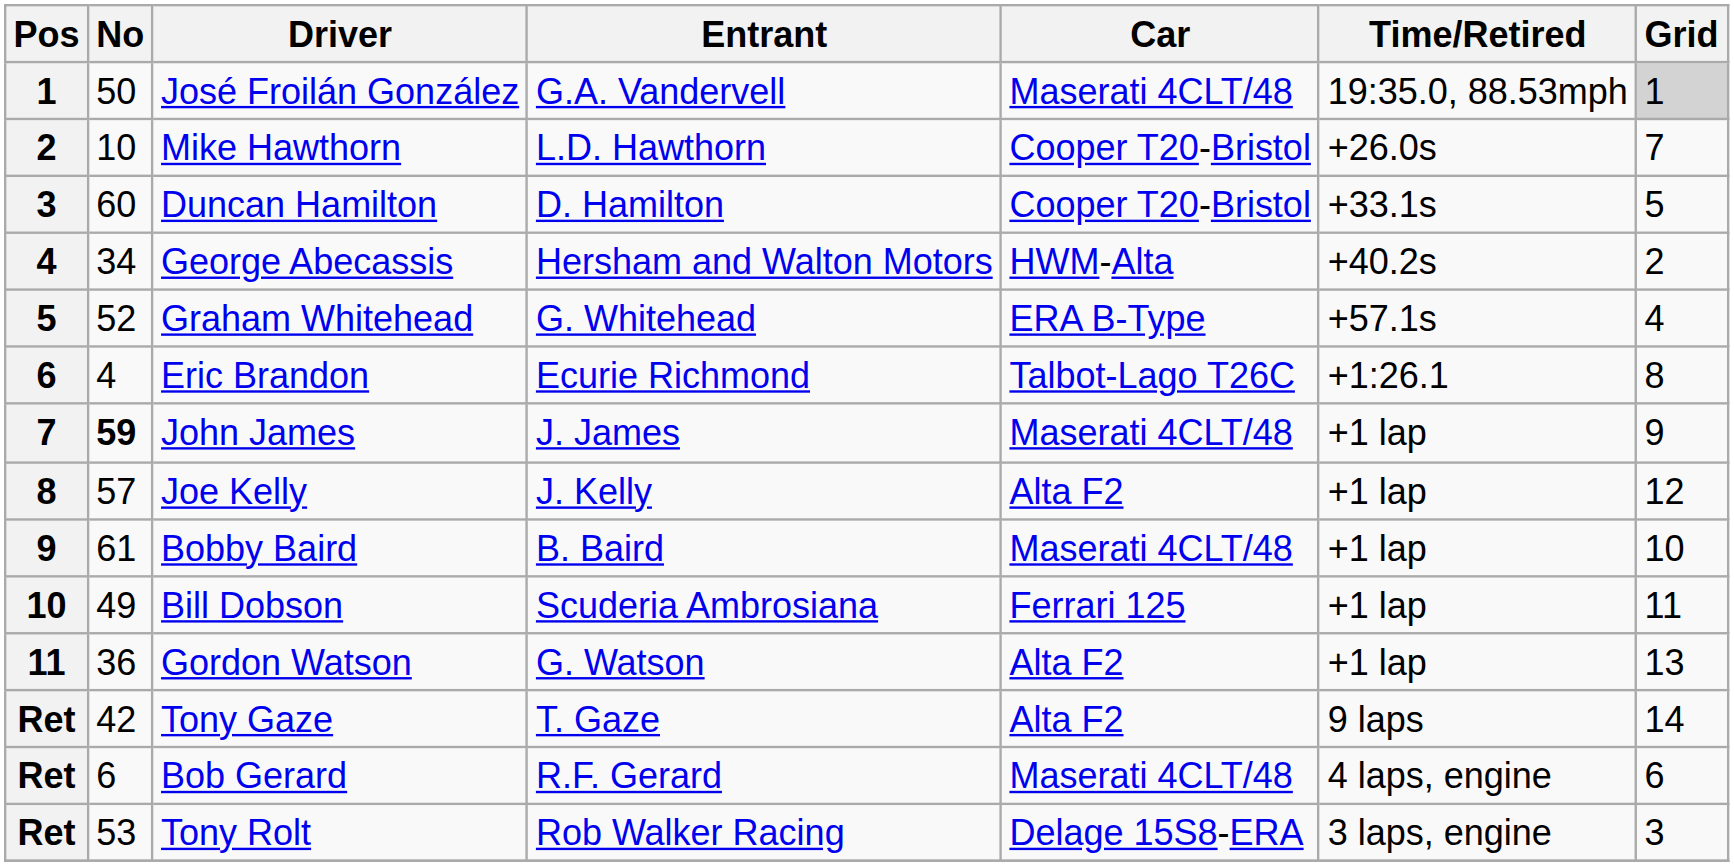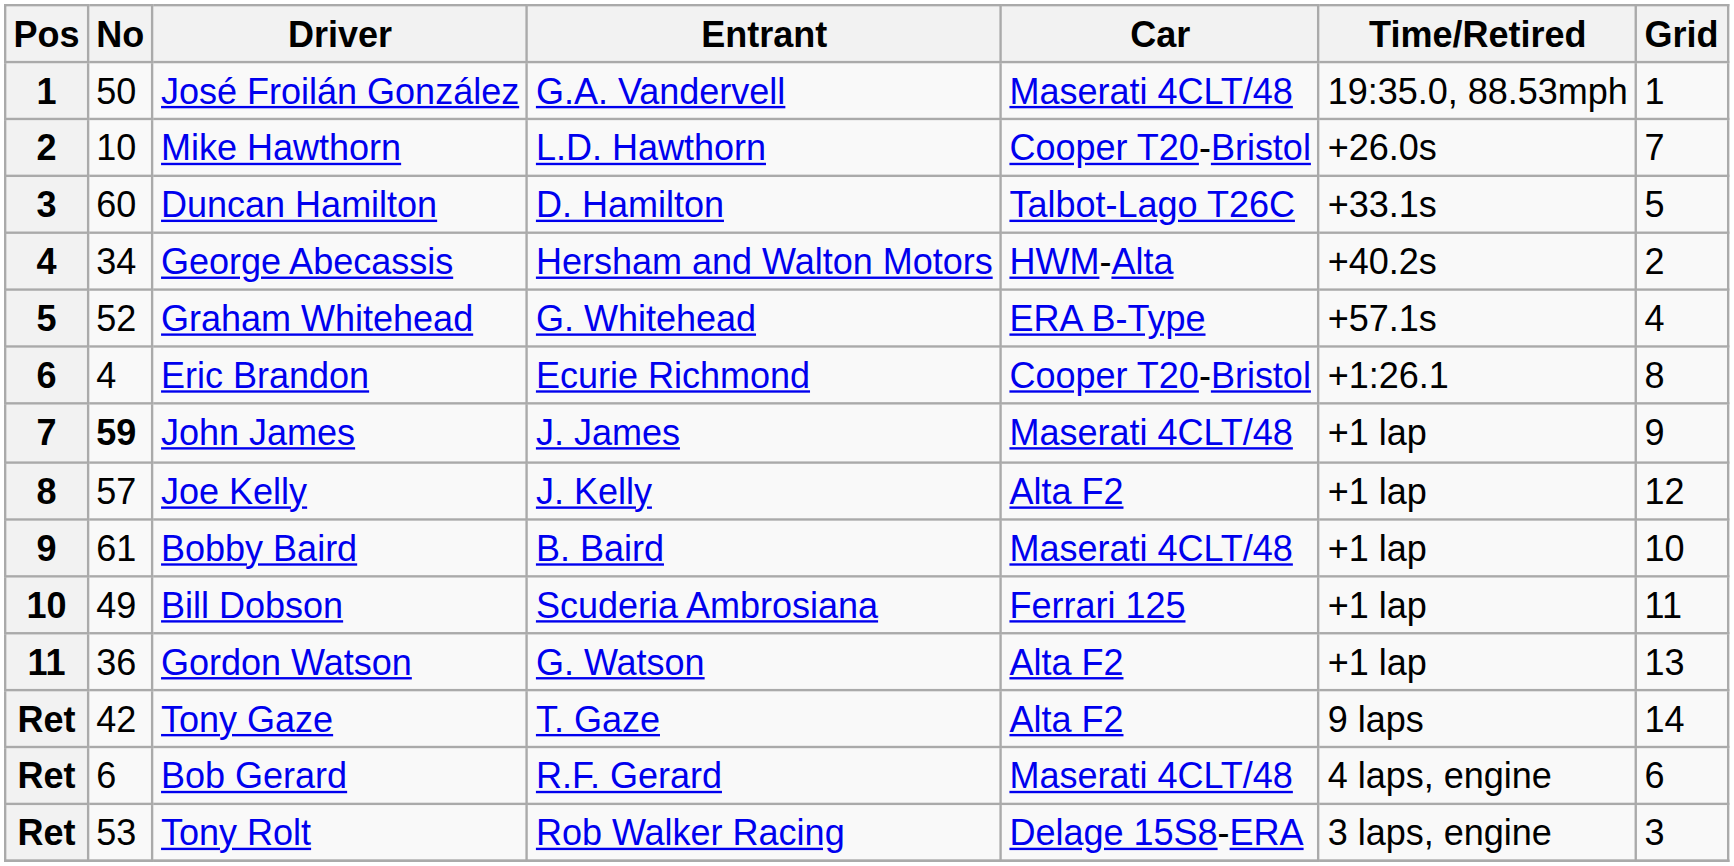(1655, 91) lightgrey background -> (1655, 91) no background
(1160, 205) Cooper T20-Bristol -> (1152, 205) Talbot-Lago T26C
(1152, 376) Talbot-Lago T26C -> (1160, 376) Cooper T20-Bristol
